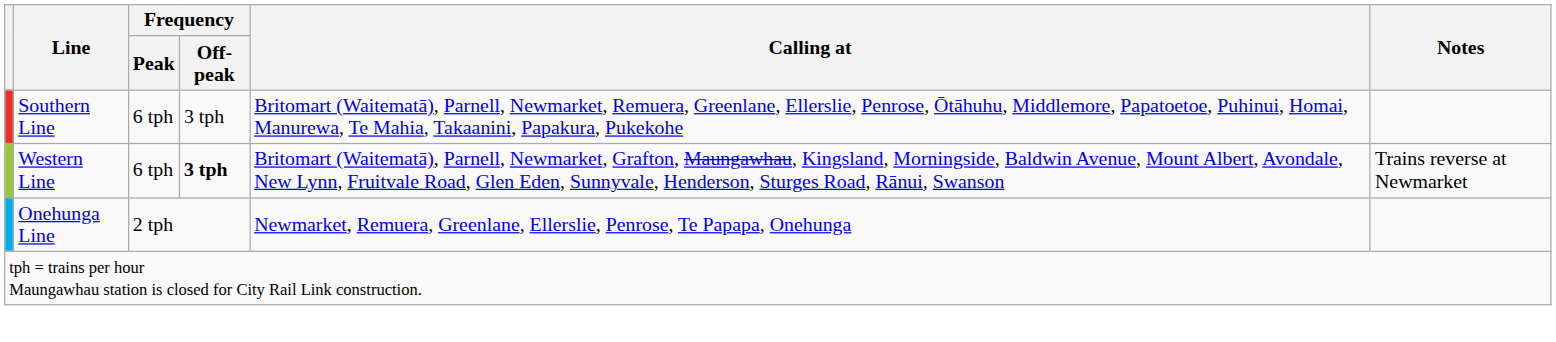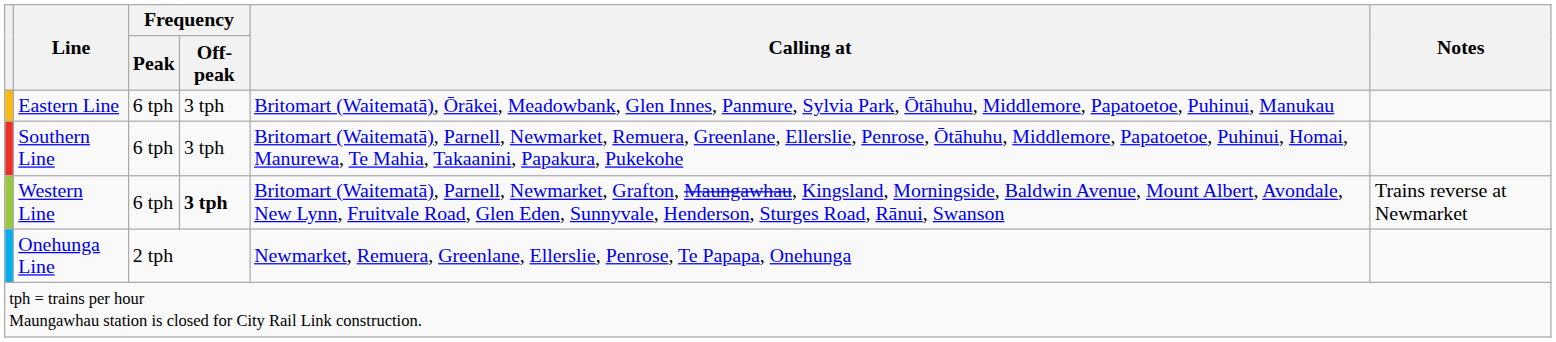+ row: (69, 105)
